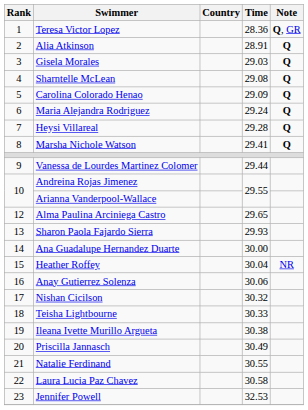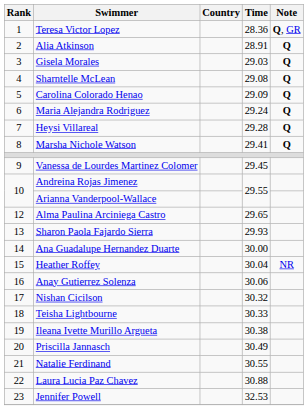(256, 165) 29.44 -> (256, 165) 29.45
(256, 380) 30.58 -> (256, 380) 30.88
